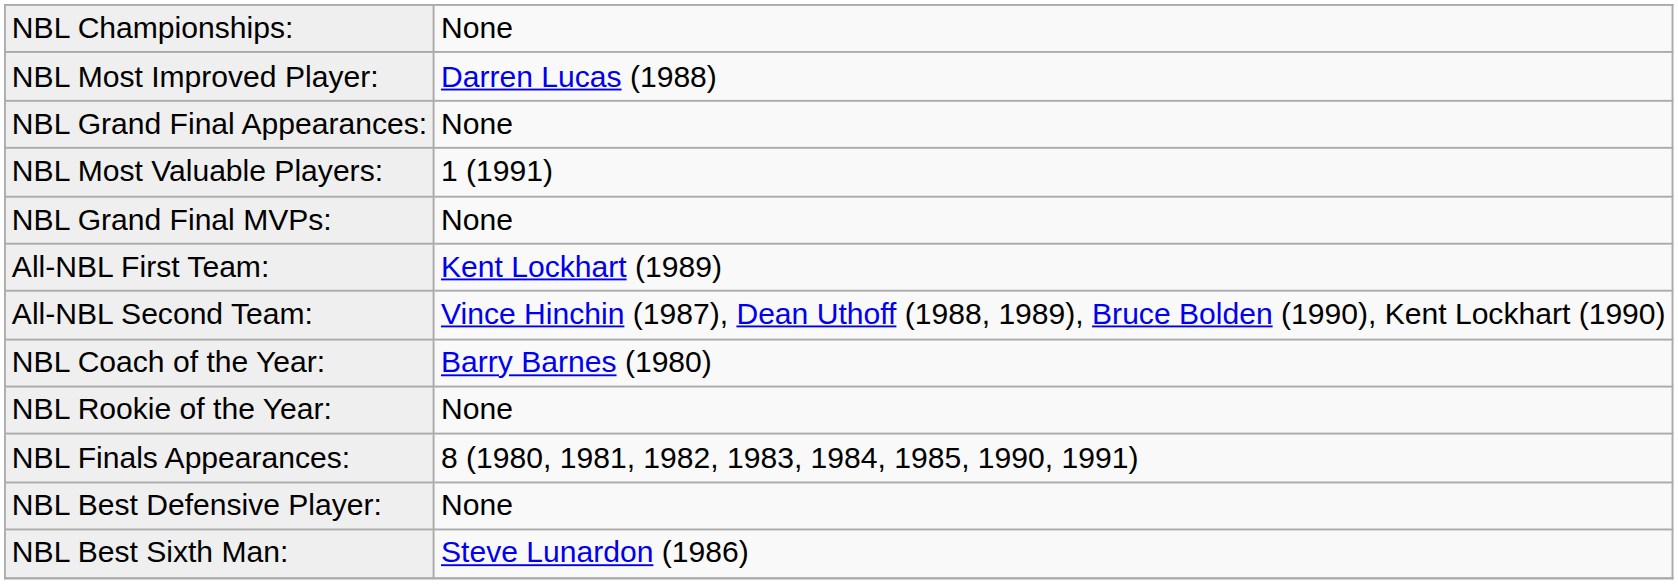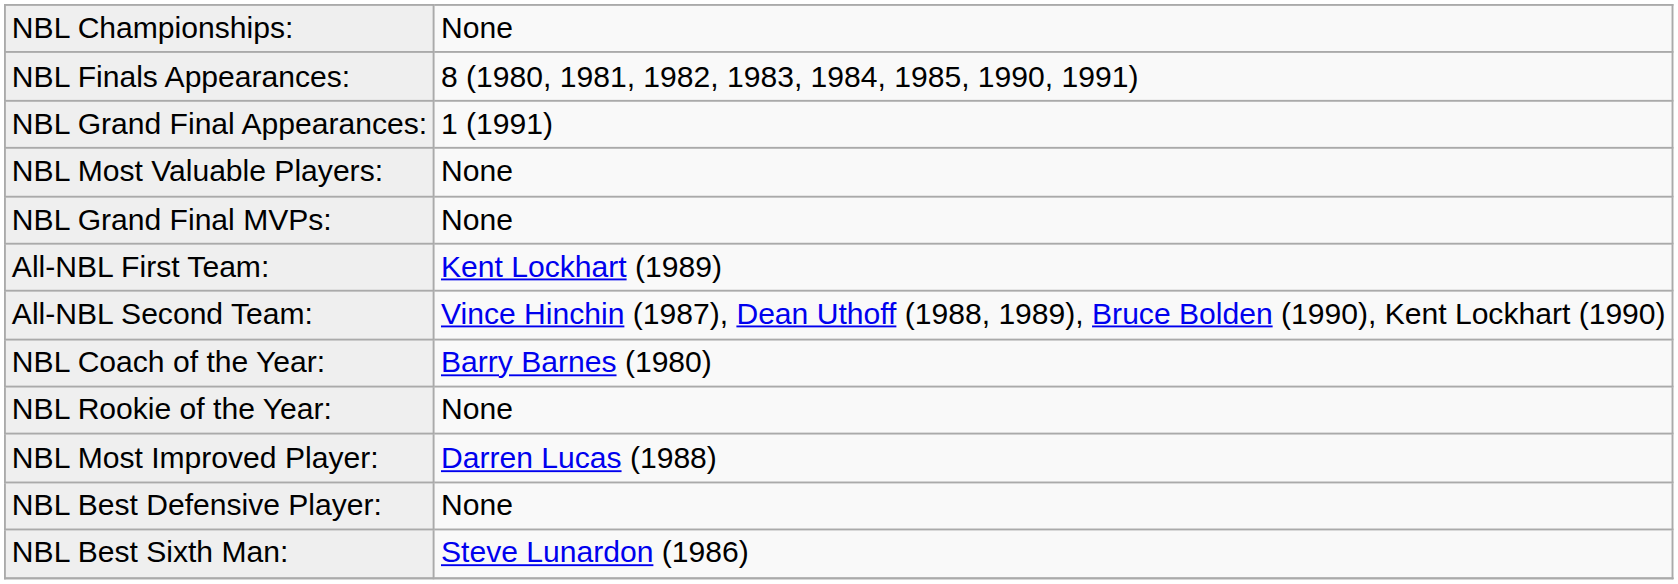rows swapped: (181, 457) <-> (195, 76)
(477, 123) None -> (497, 123) 1 (1991)
(497, 171) 1 (1991) -> (477, 171) None
